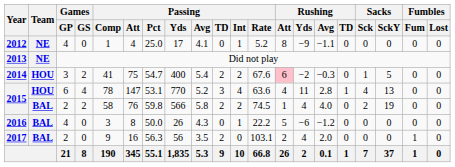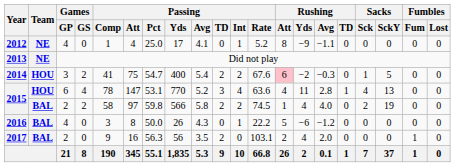(133, 106) 76 -> (133, 106) 97
